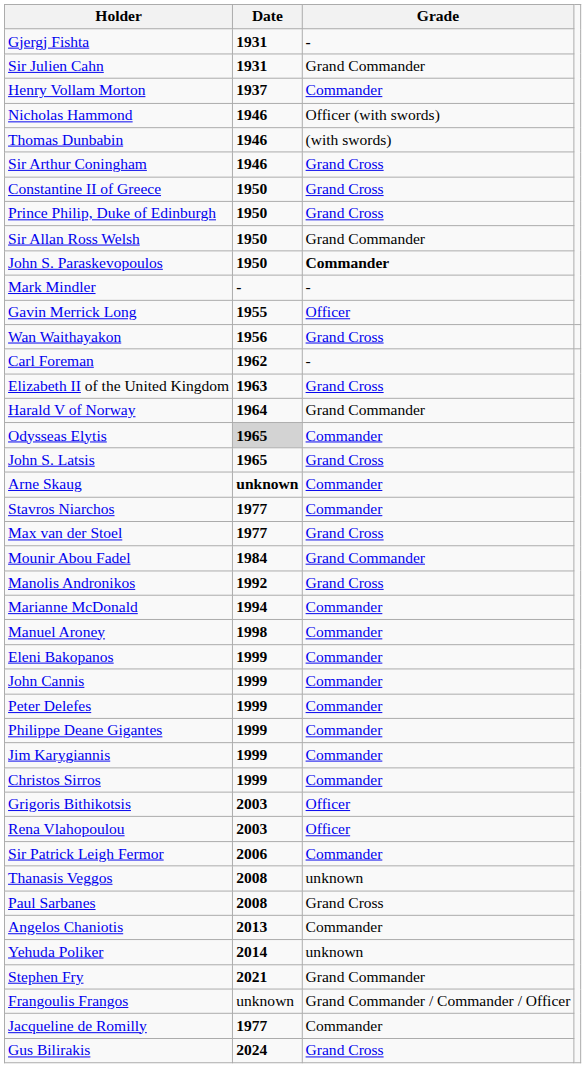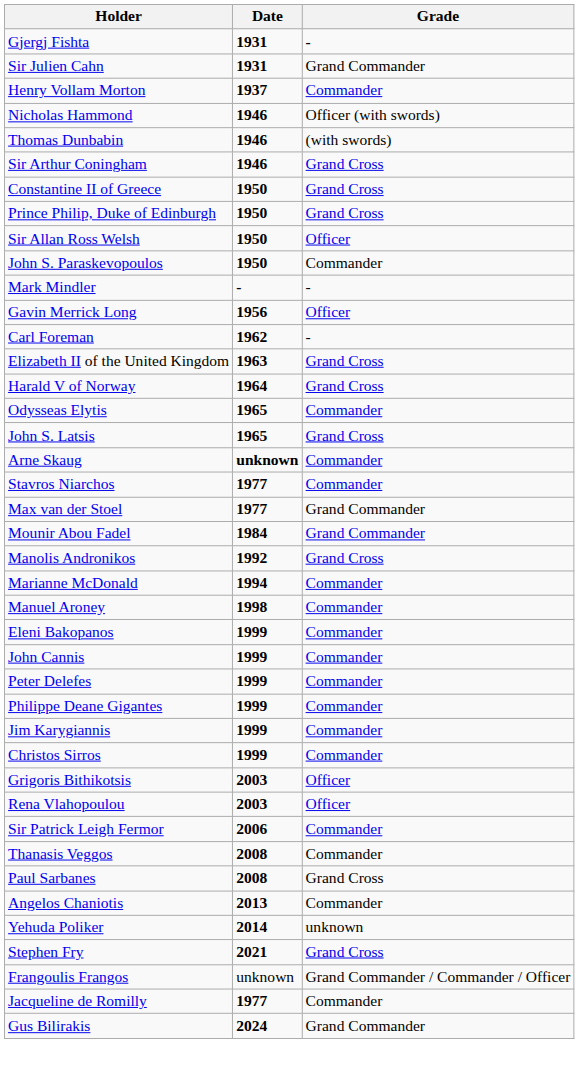(365, 238) Grand Commander -> (328, 238) Officer
(347, 262) bold -> (344, 262) normal
(252, 312) 1955 -> (252, 312) 1956
- row: (65, 336)
(365, 410) Grand Commander -> (345, 386) Grand Cross
(252, 435) lightgrey background -> (252, 410) no background
(345, 533) Grand Cross -> (365, 509) Grand Commander
(334, 878) unknown -> (344, 853) Commander
(365, 976) Grand Commander -> (345, 952) Grand Cross
(345, 1050) Grand Cross -> (365, 1025) Grand Commander
